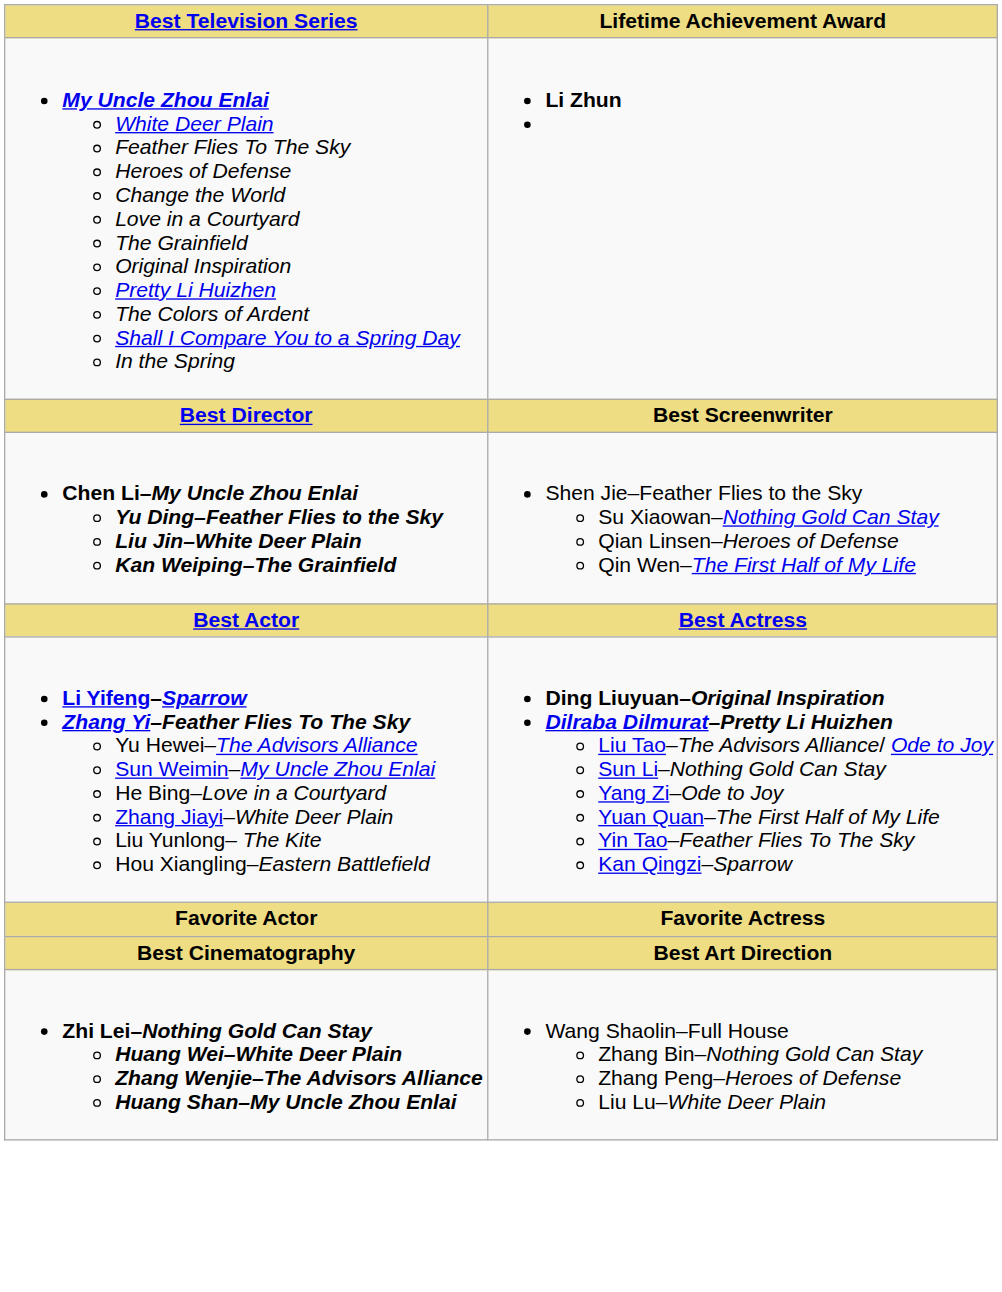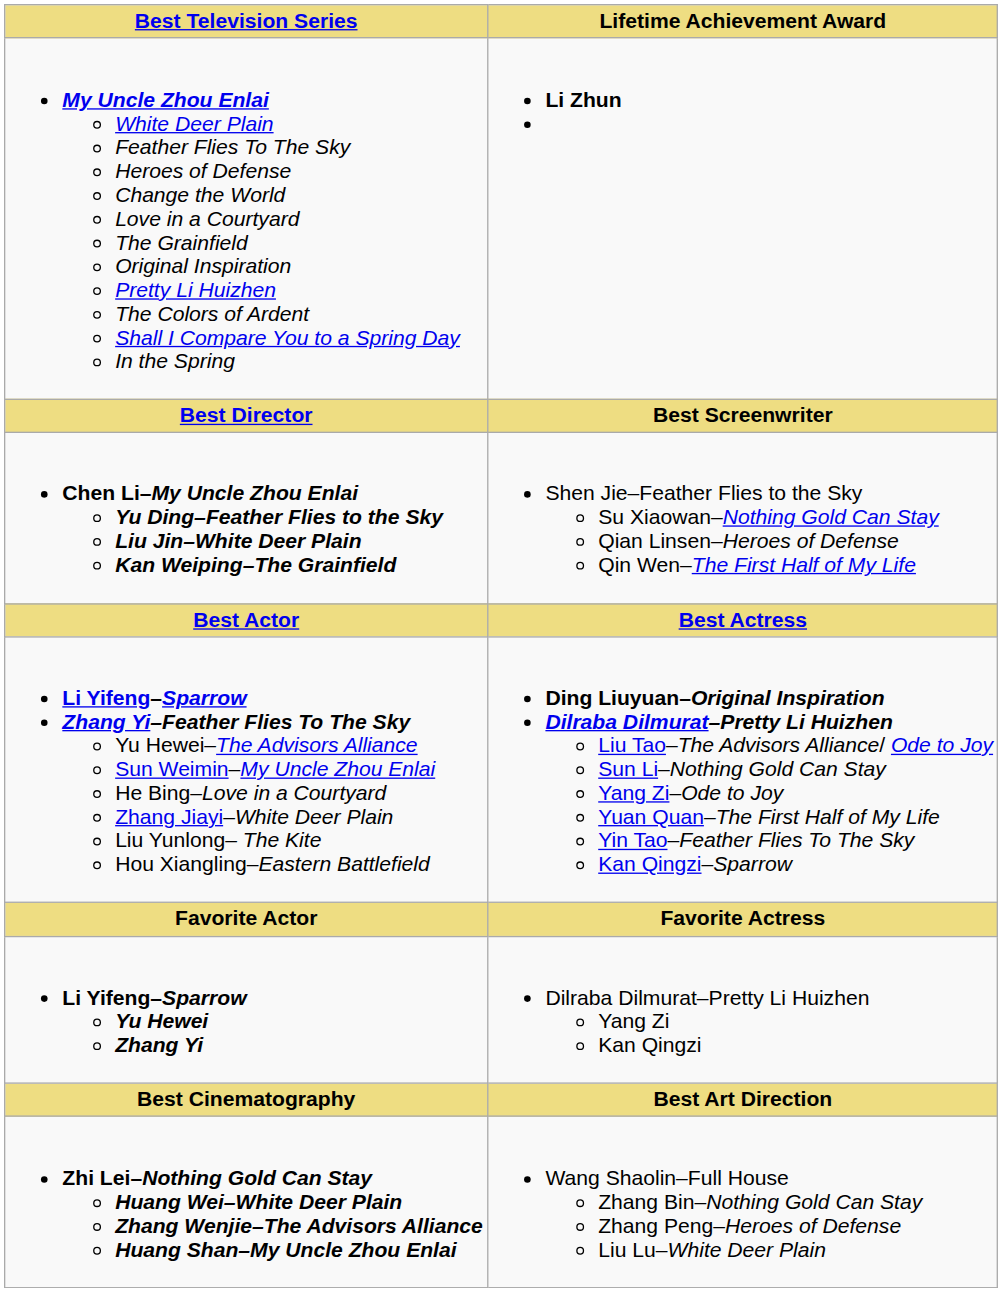+ row: (246, 1021)
